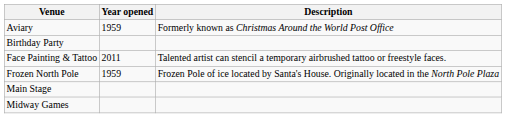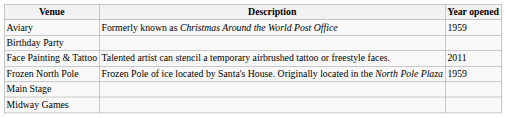columns swapped: (127, 12) <-> (328, 12)
